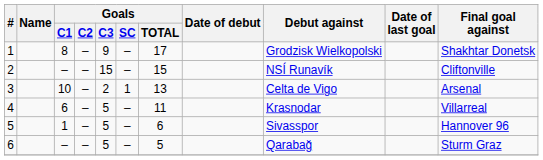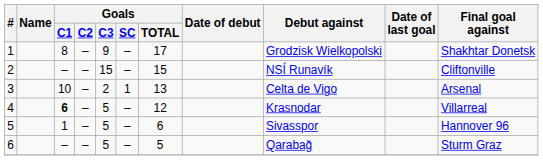(65, 108) normal -> (65, 108) bold
(160, 108) 11 -> (160, 108) 12
